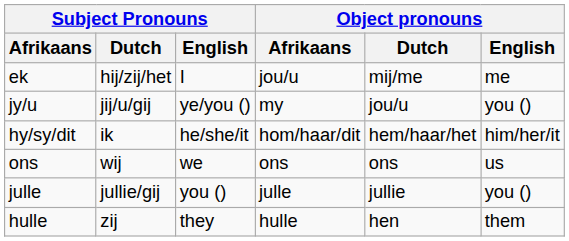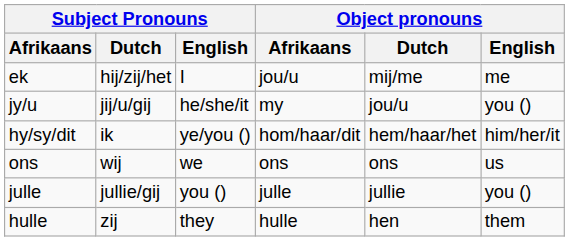(215, 105) ye/you () -> (214, 105) he/she/it
(214, 134) he/she/it -> (215, 134) ye/you ()
